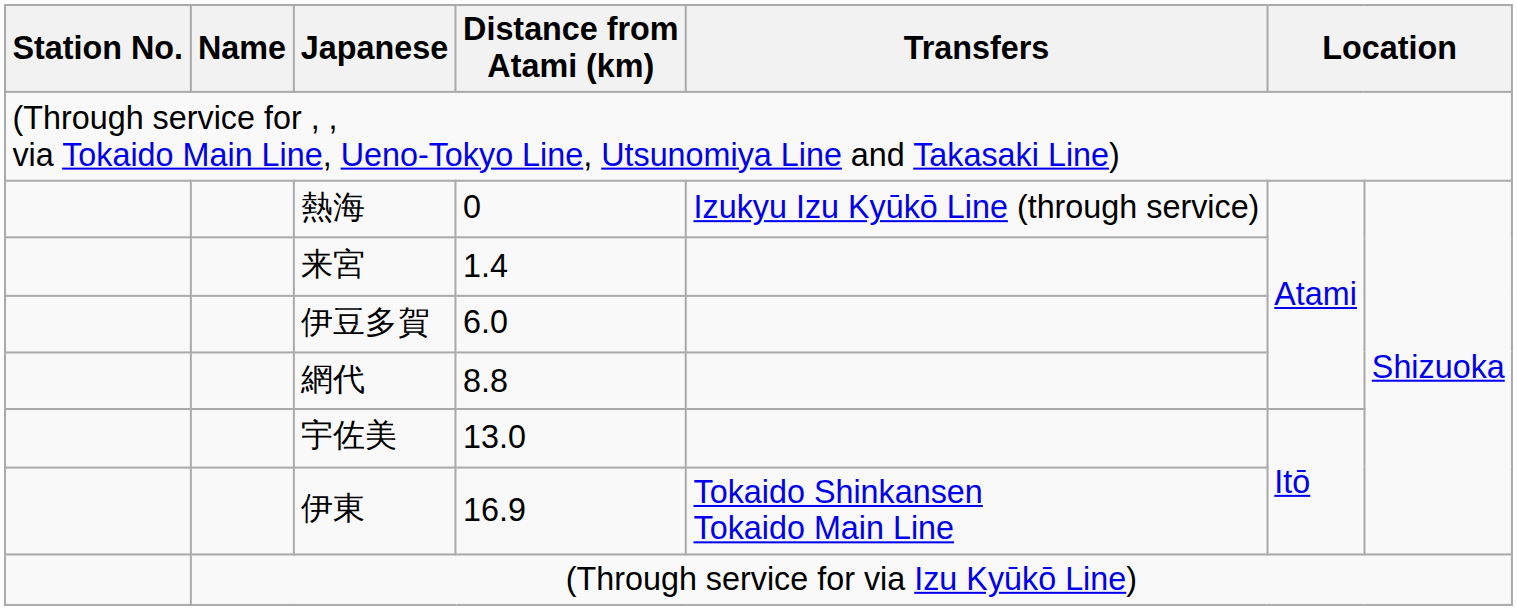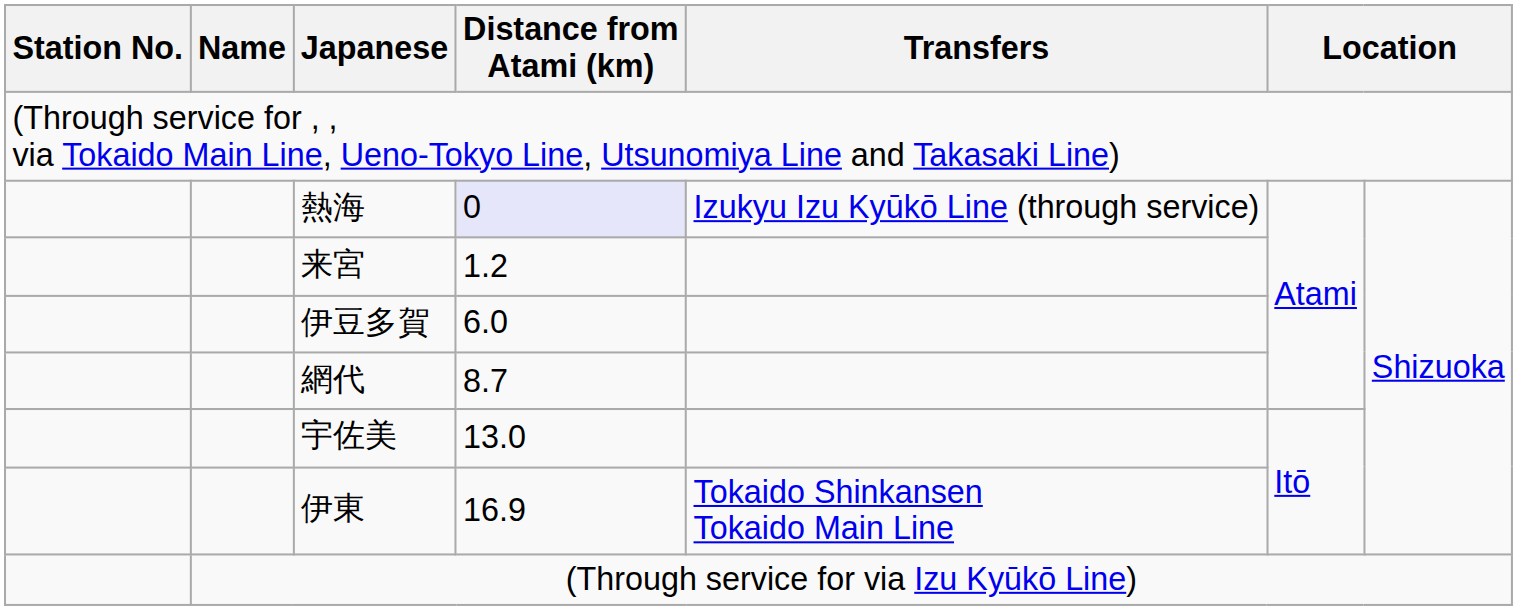(472, 208) no background -> (472, 208) lavender background
(486, 265) 1.4 -> (486, 265) 1.2
(486, 380) 8.8 -> (486, 380) 8.7
